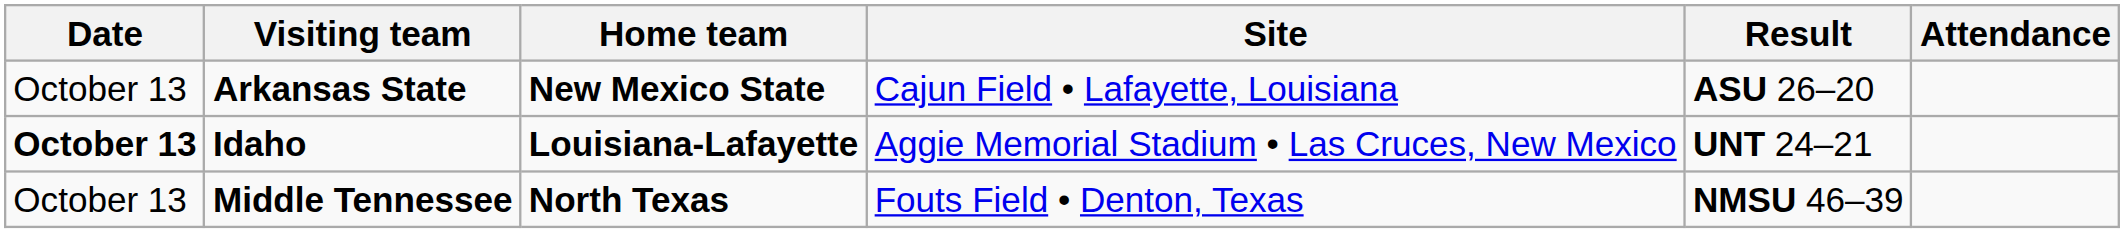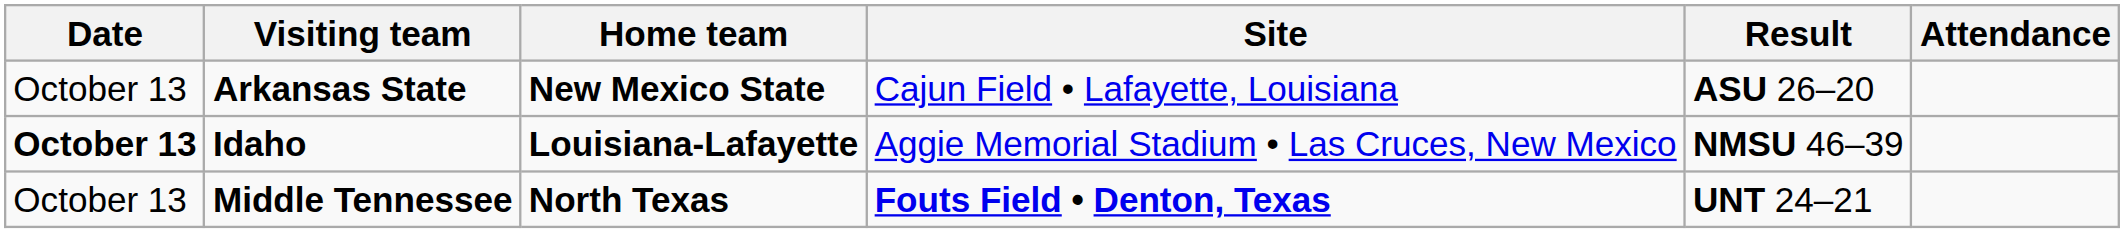(1783, 144) UNT 24–21 -> (1798, 144) NMSU 46–39
(1089, 200) normal -> (1103, 200) bold
(1798, 200) NMSU 46–39 -> (1783, 200) UNT 24–21
